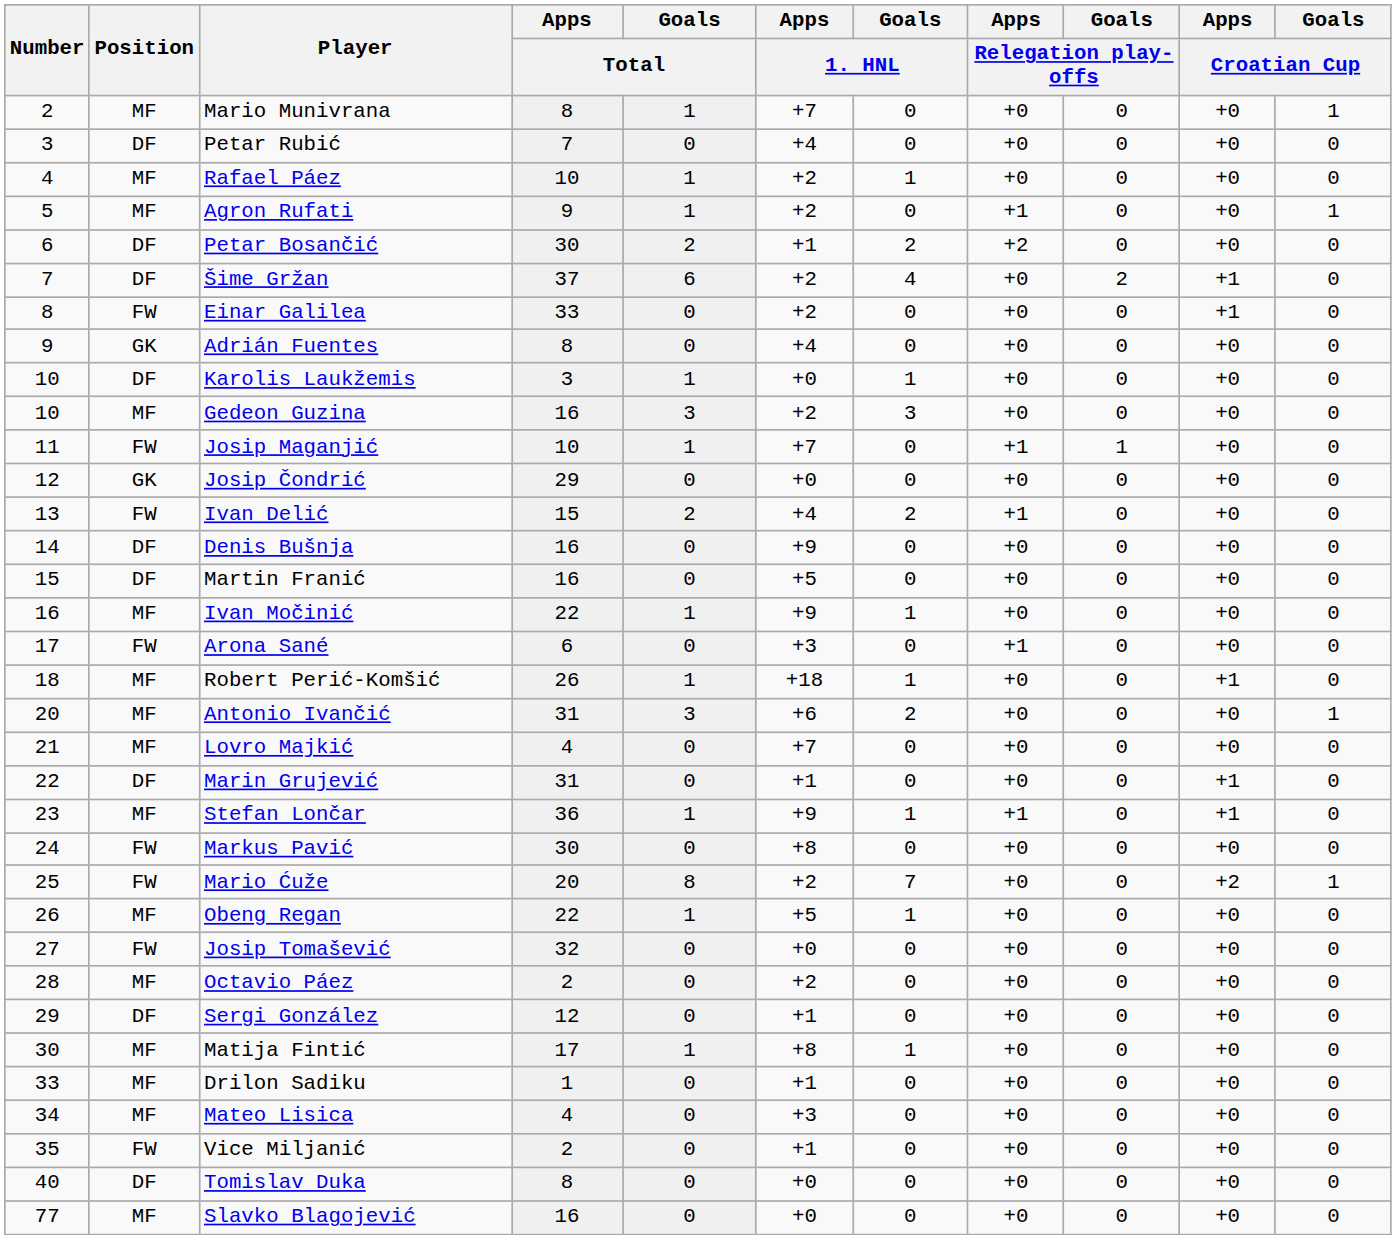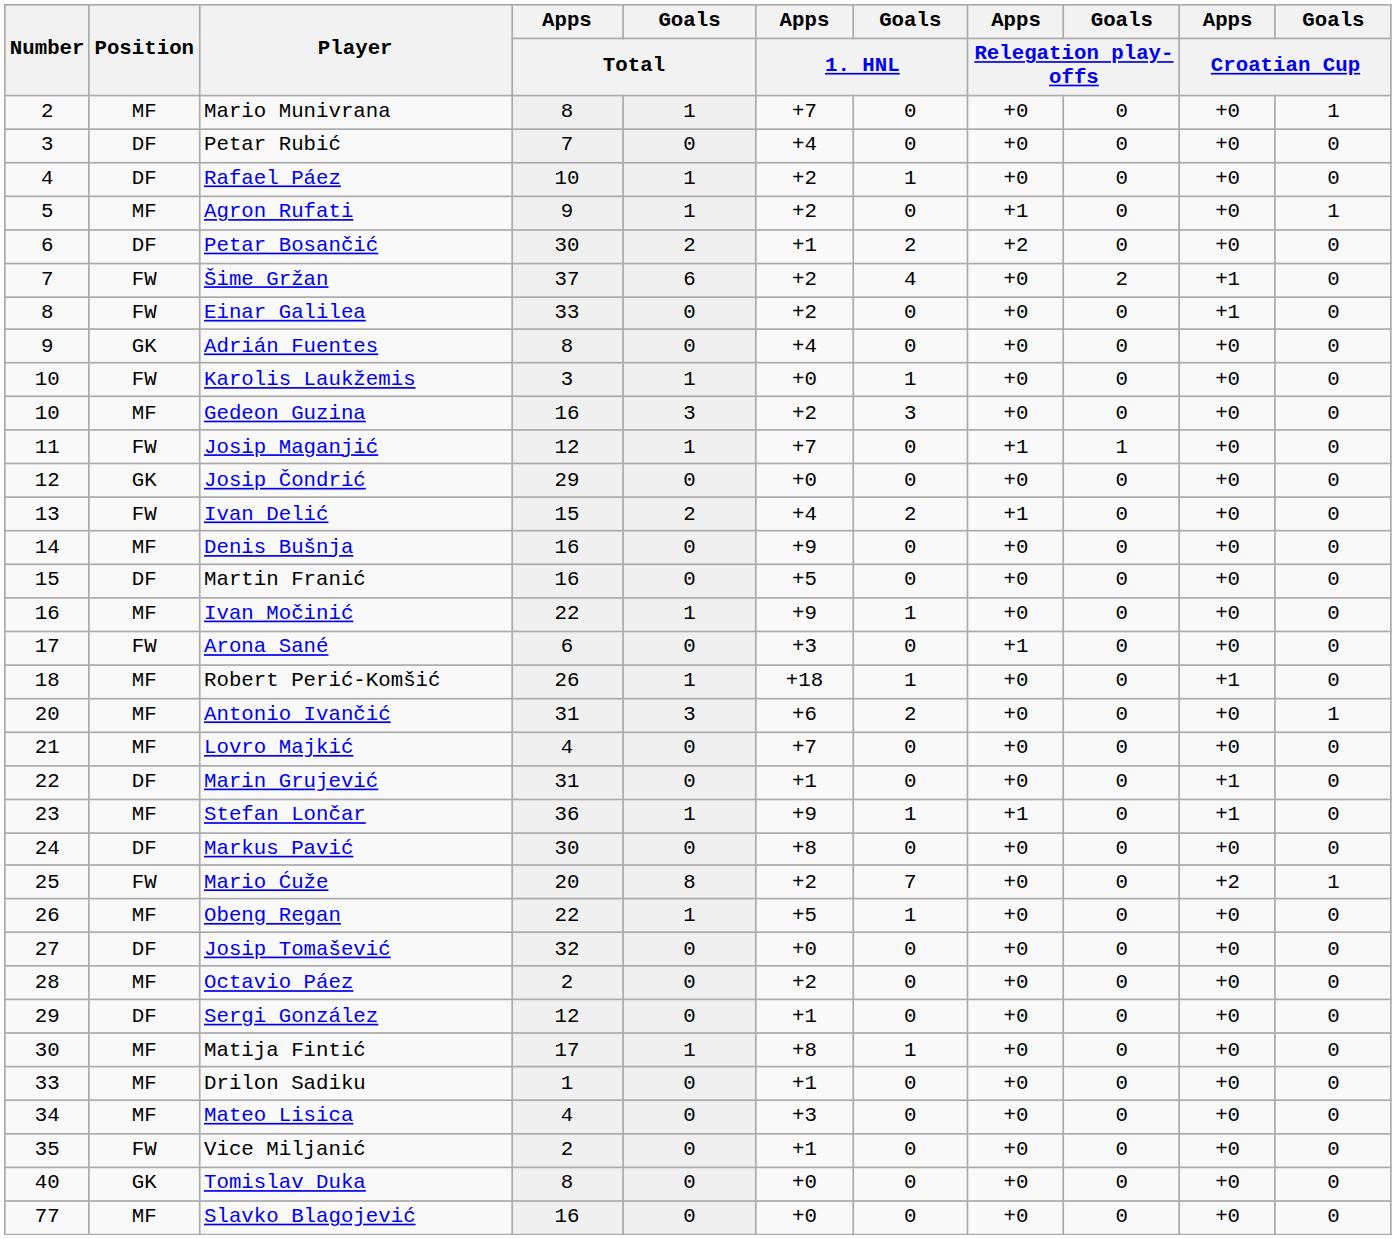(144, 179) MF -> (144, 179) DF
(144, 280) DF -> (144, 280) FW
(144, 380) DF -> (144, 380) FW
(567, 447) 10 -> (567, 447) 12
(144, 548) DF -> (144, 548) MF
(144, 849) FW -> (144, 849) DF
(144, 950) FW -> (144, 950) DF
(144, 1184) DF -> (144, 1184) GK
